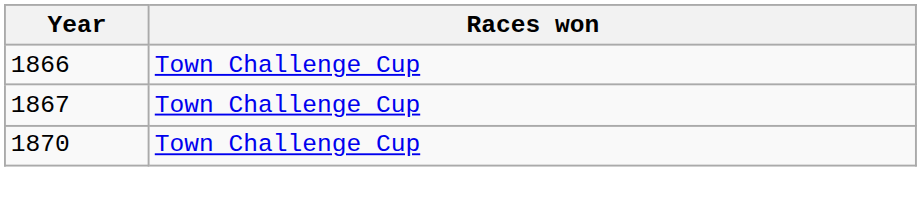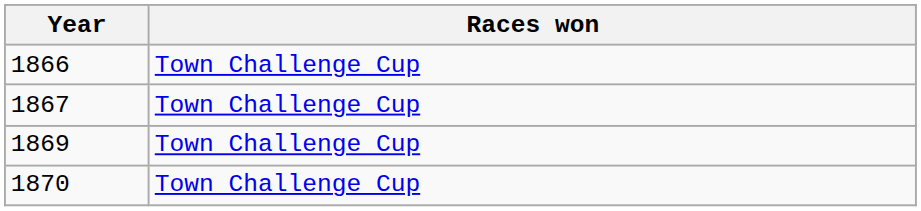+ row: (40, 145)
